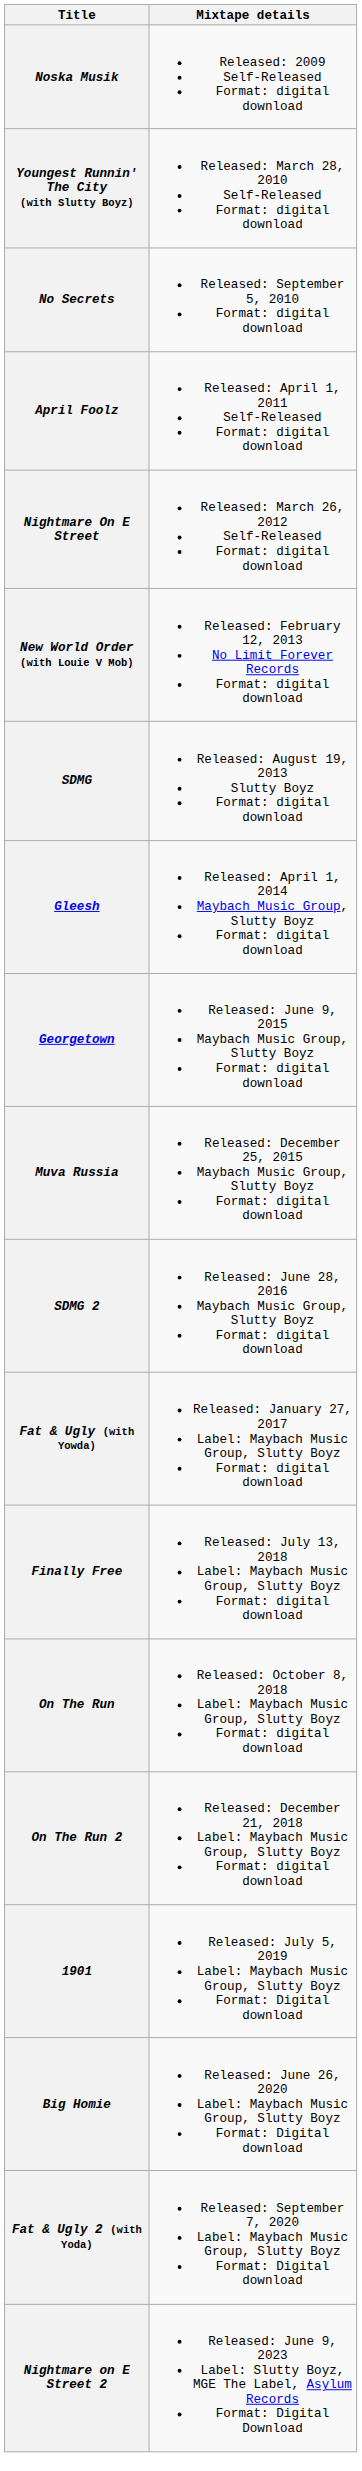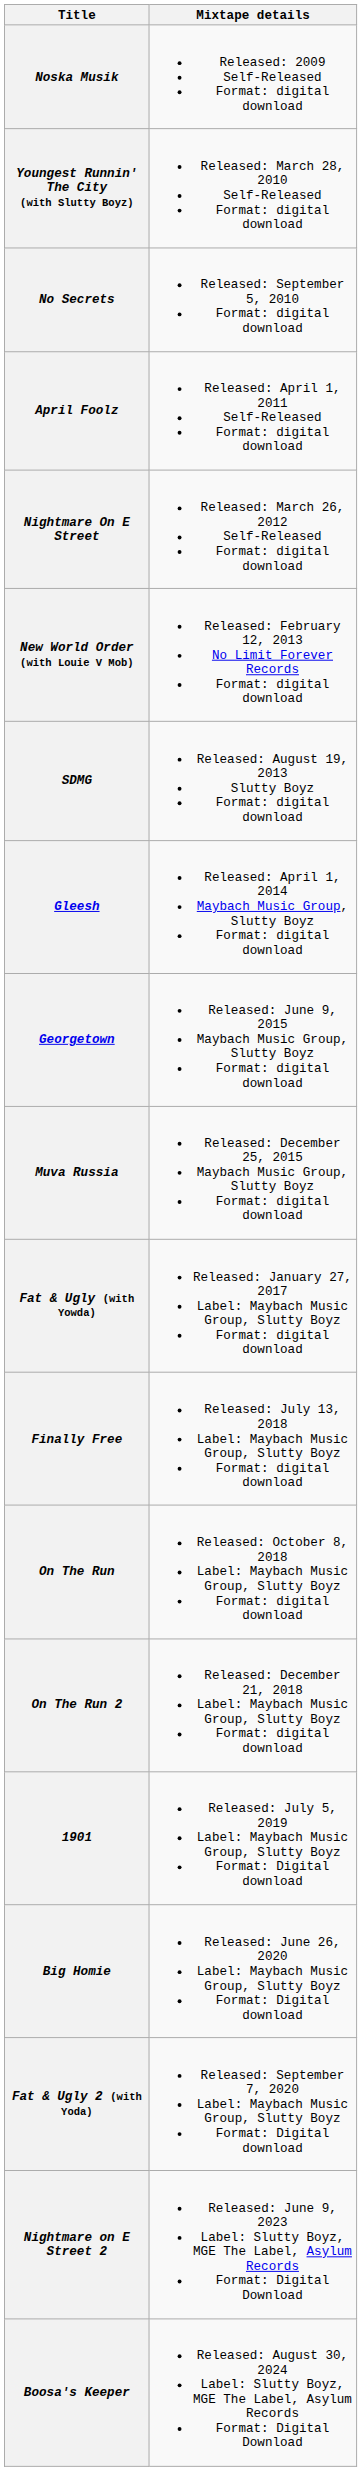- row: (77, 1306)
+ row: (77, 2392)
